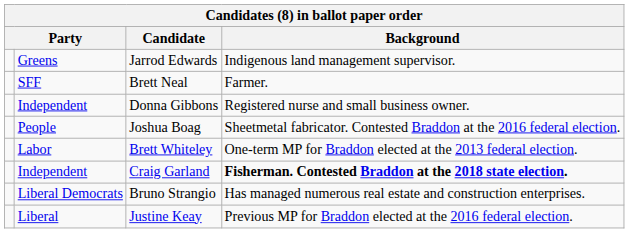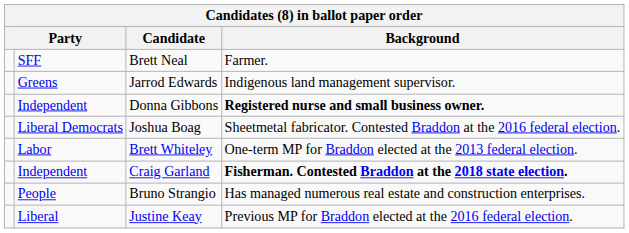rows swapped: (173, 60) <-> (158, 82)
(347, 104) normal -> (354, 104) bold
(37, 127) People -> (70, 127) Liberal Democrats
(70, 194) Liberal Democrats -> (37, 194) People
